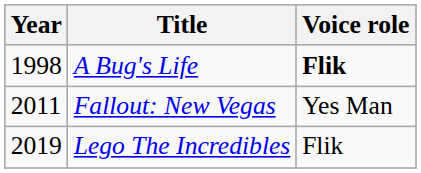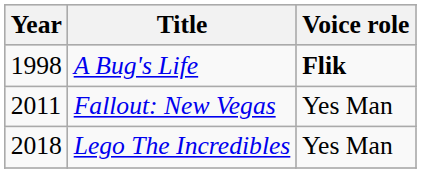(36, 146) 2019 -> (36, 146) 2018
(323, 146) Flik -> (347, 146) Yes Man
